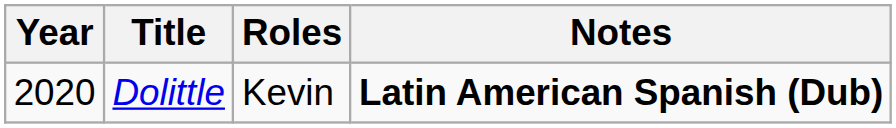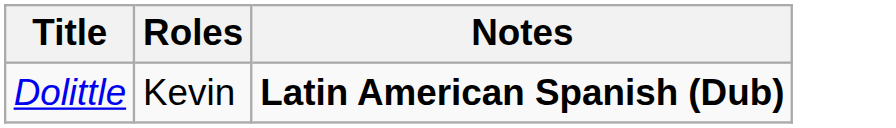- column: (55, 33)
